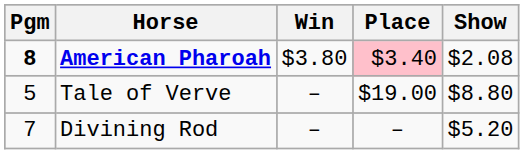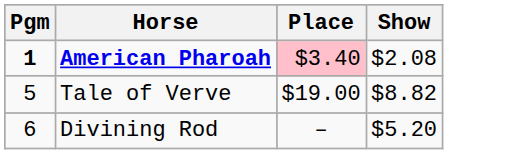- column: (314, 23)
(30, 59) 8 -> (30, 59) 1
(480, 94) $8.80 -> (404, 94) $8.82
(30, 130) 7 -> (30, 130) 6
